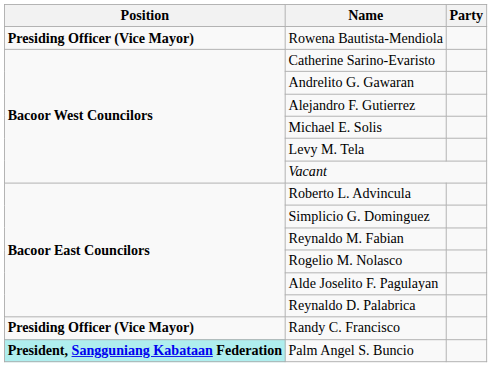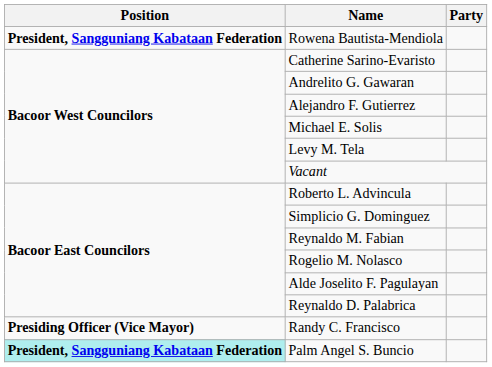(101, 37) Presiding Officer (Vice Mayor) -> (145, 37) President, Sangguniang Kabataan Federation
